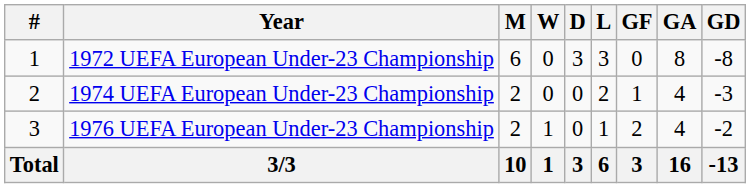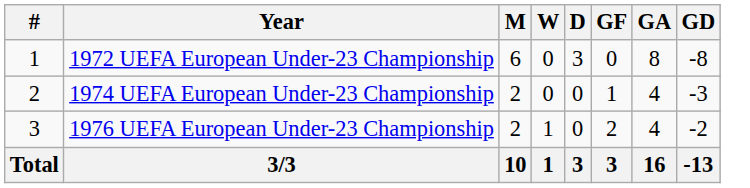- column: (604, 22)
